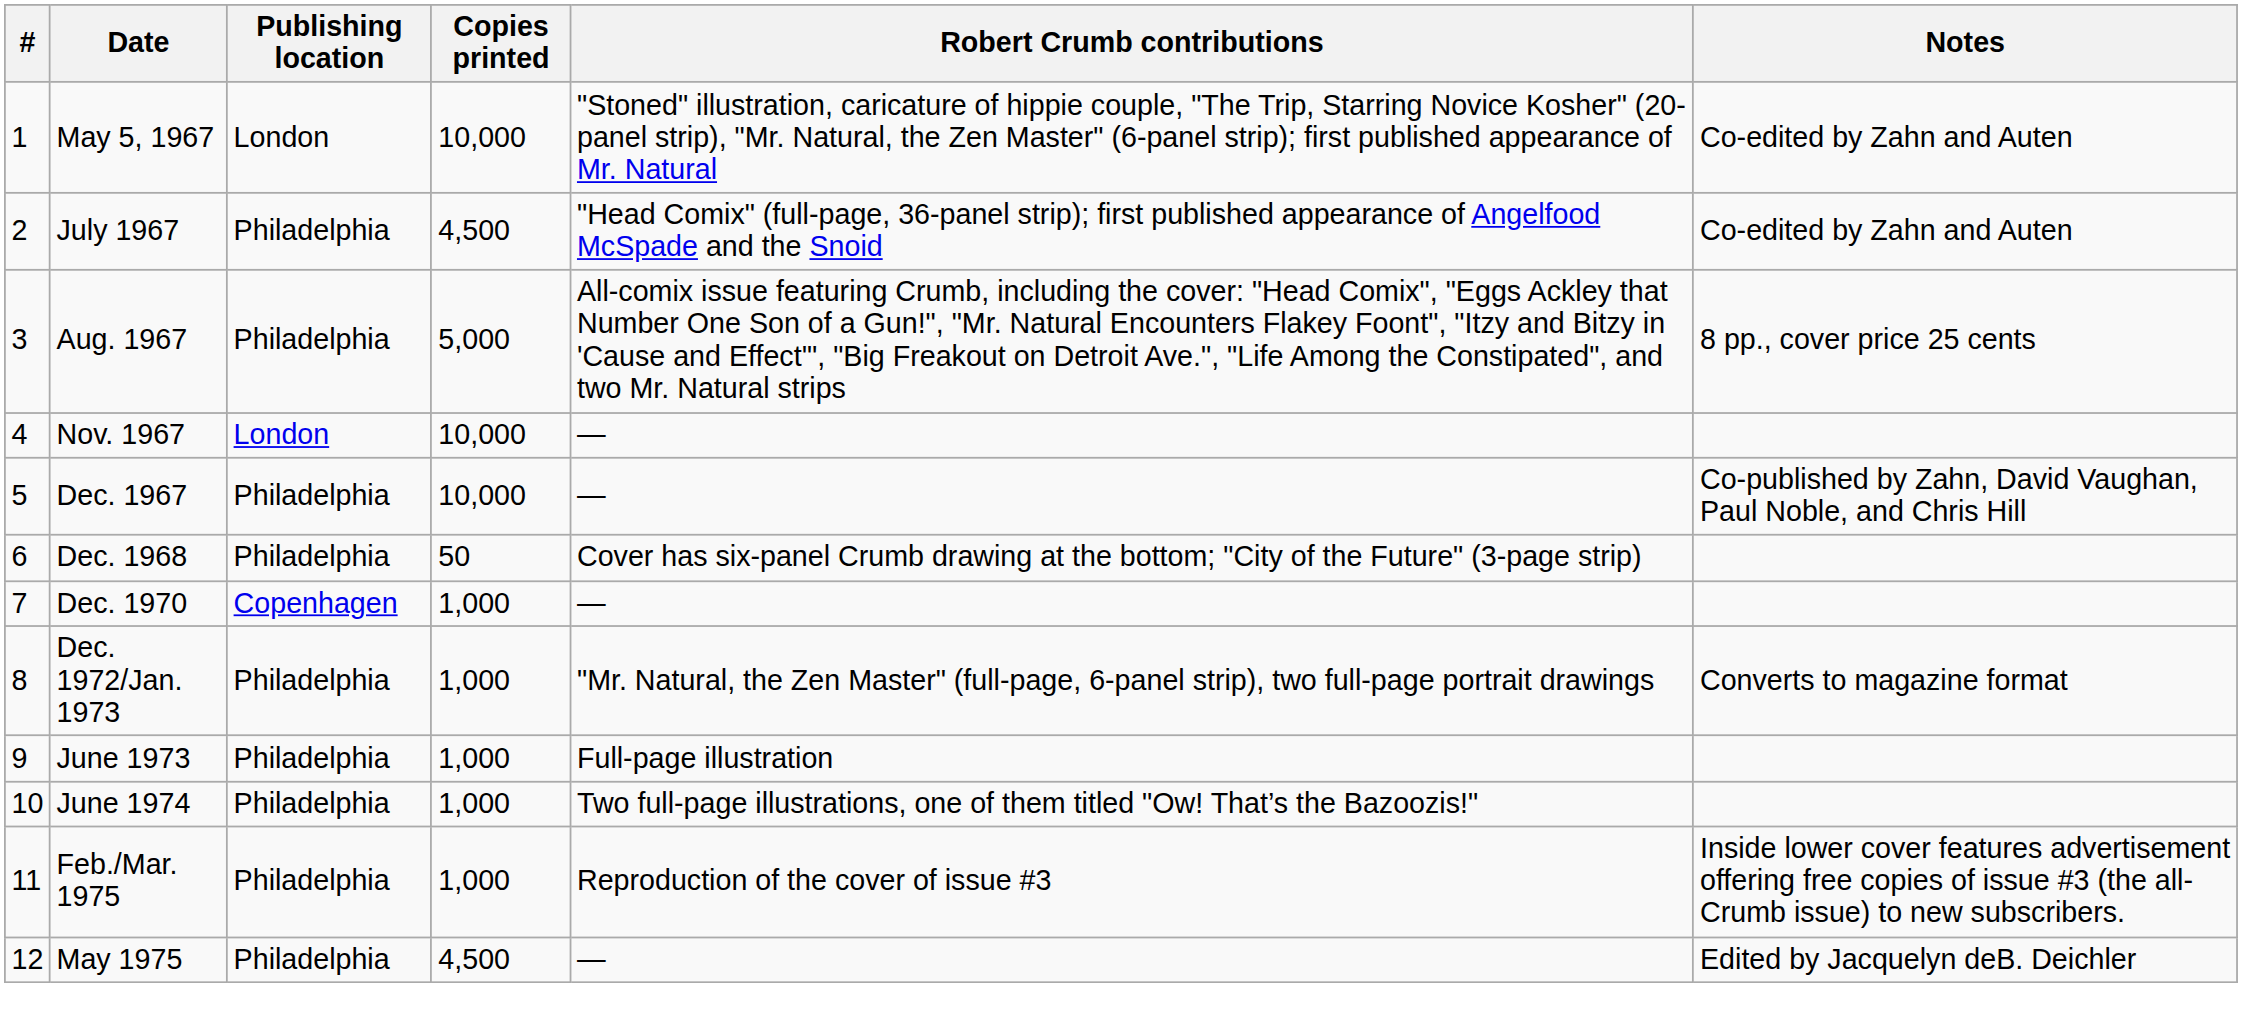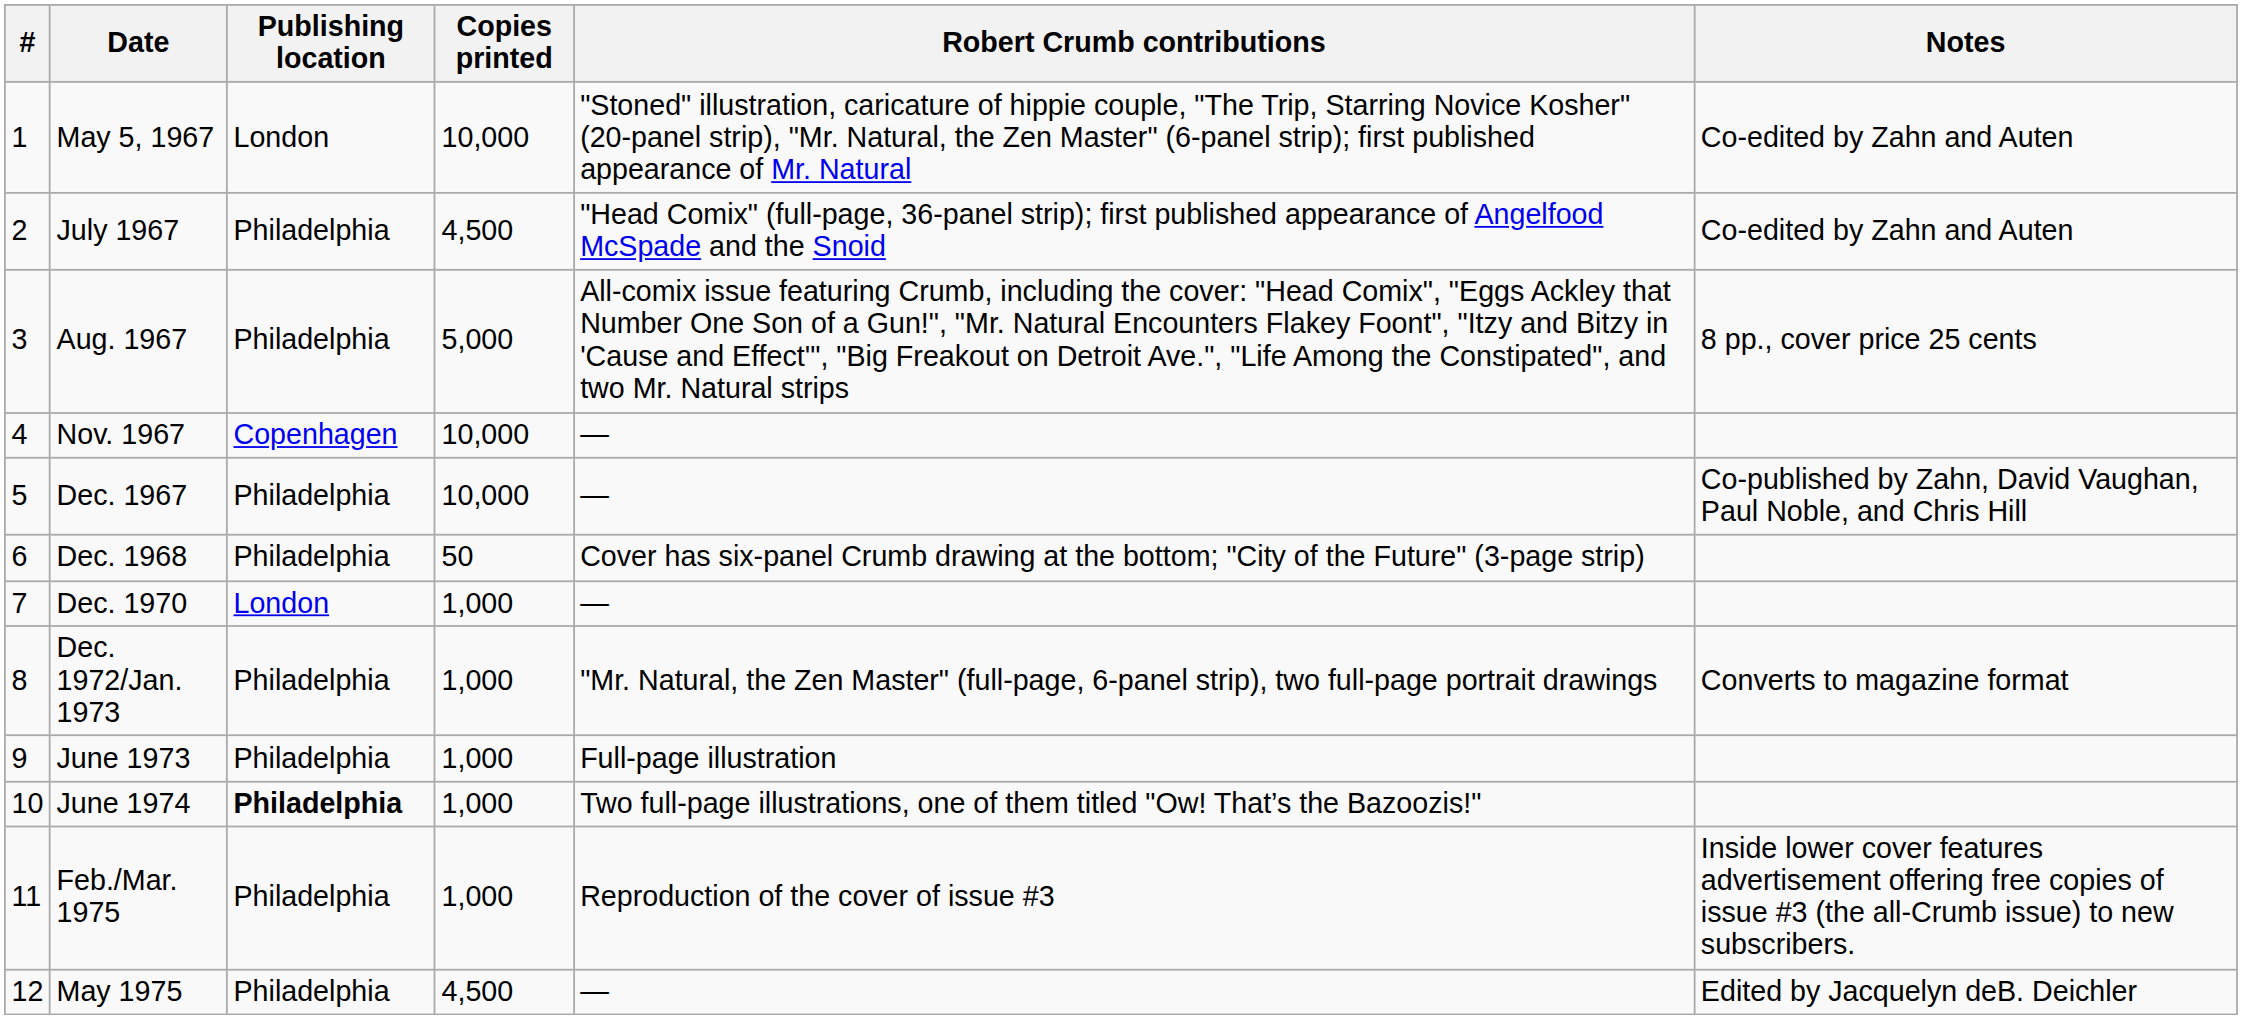(281, 434) London -> (316, 434) Copenhagen
(316, 602) Copenhagen -> (281, 602) London
(312, 803) normal -> (318, 803) bold
